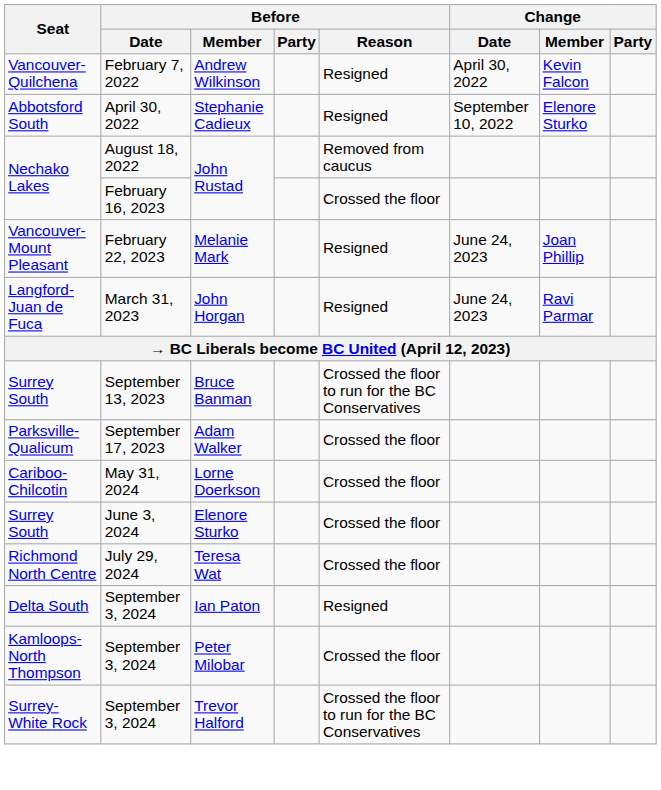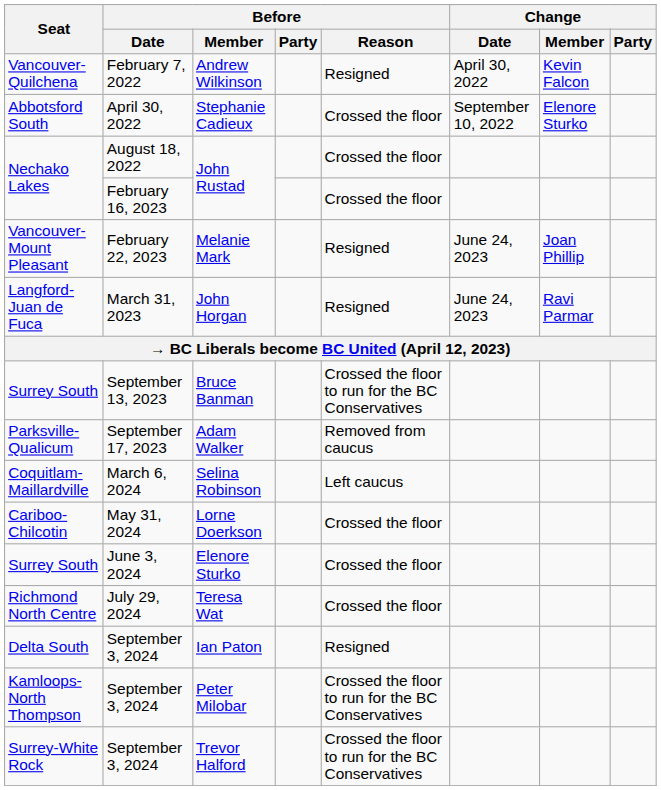(356, 116) Resigned -> (383, 116) Crossed the floor
(373, 157) Removed from caucus -> (383, 157) Crossed the floor
(382, 440) Crossed the floor -> (375, 440) Removed from caucus
+ row: (137, 482)
(382, 656) Crossed the floor -> (383, 698) Crossed the floor to run for the BC Conservatives
